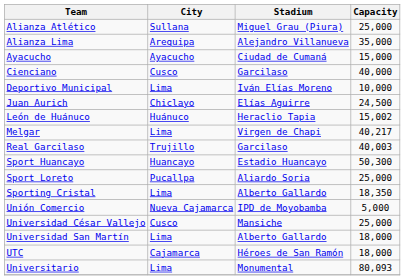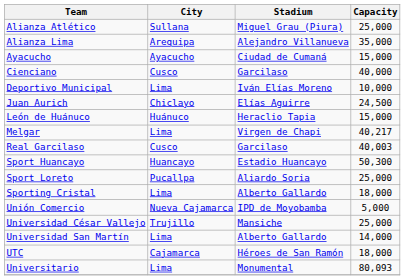(375, 117) 15,002 -> (375, 117) 15,000
(172, 147) Trujillo -> (164, 147) Cusco
(375, 192) 18,350 -> (375, 192) 18,000
(164, 222) Cusco -> (172, 222) Trujillo
(375, 238) 18,000 -> (375, 238) 14,000
